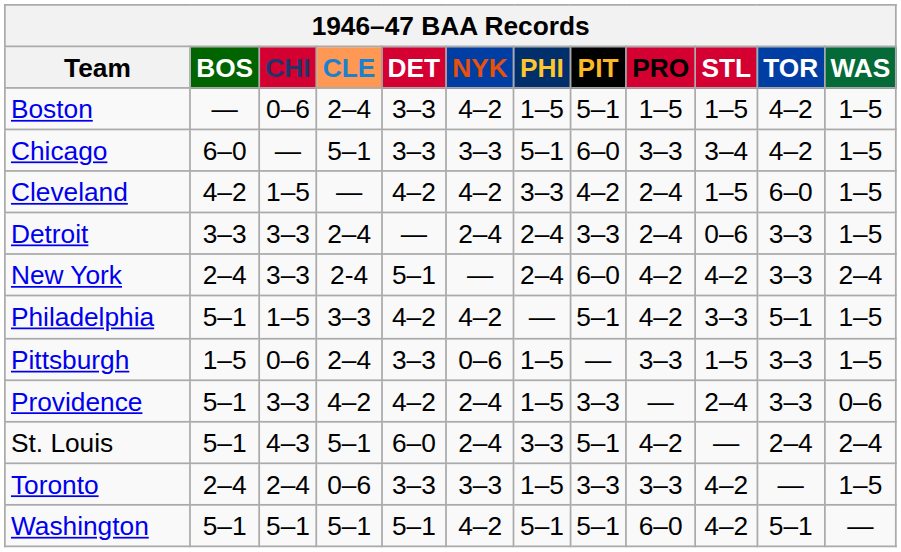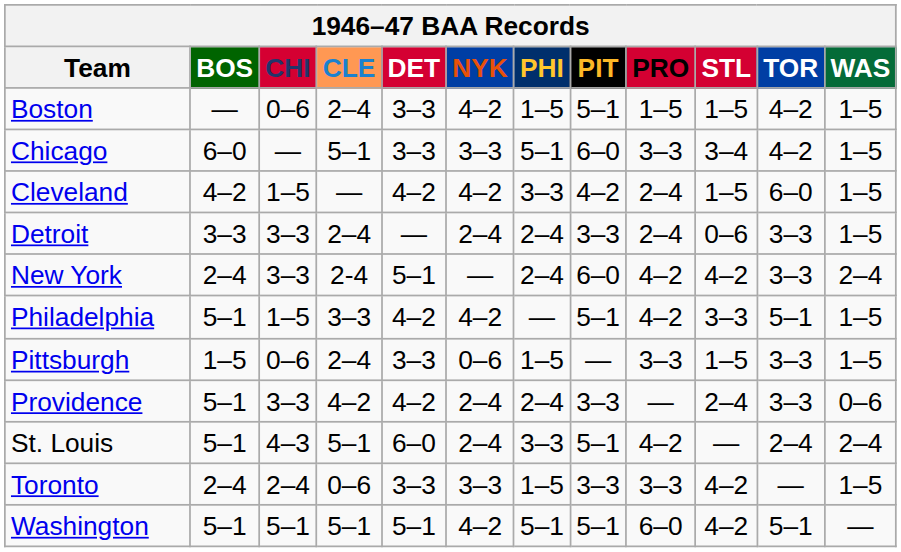(542, 401) 1–5 -> (542, 401) 2–4
